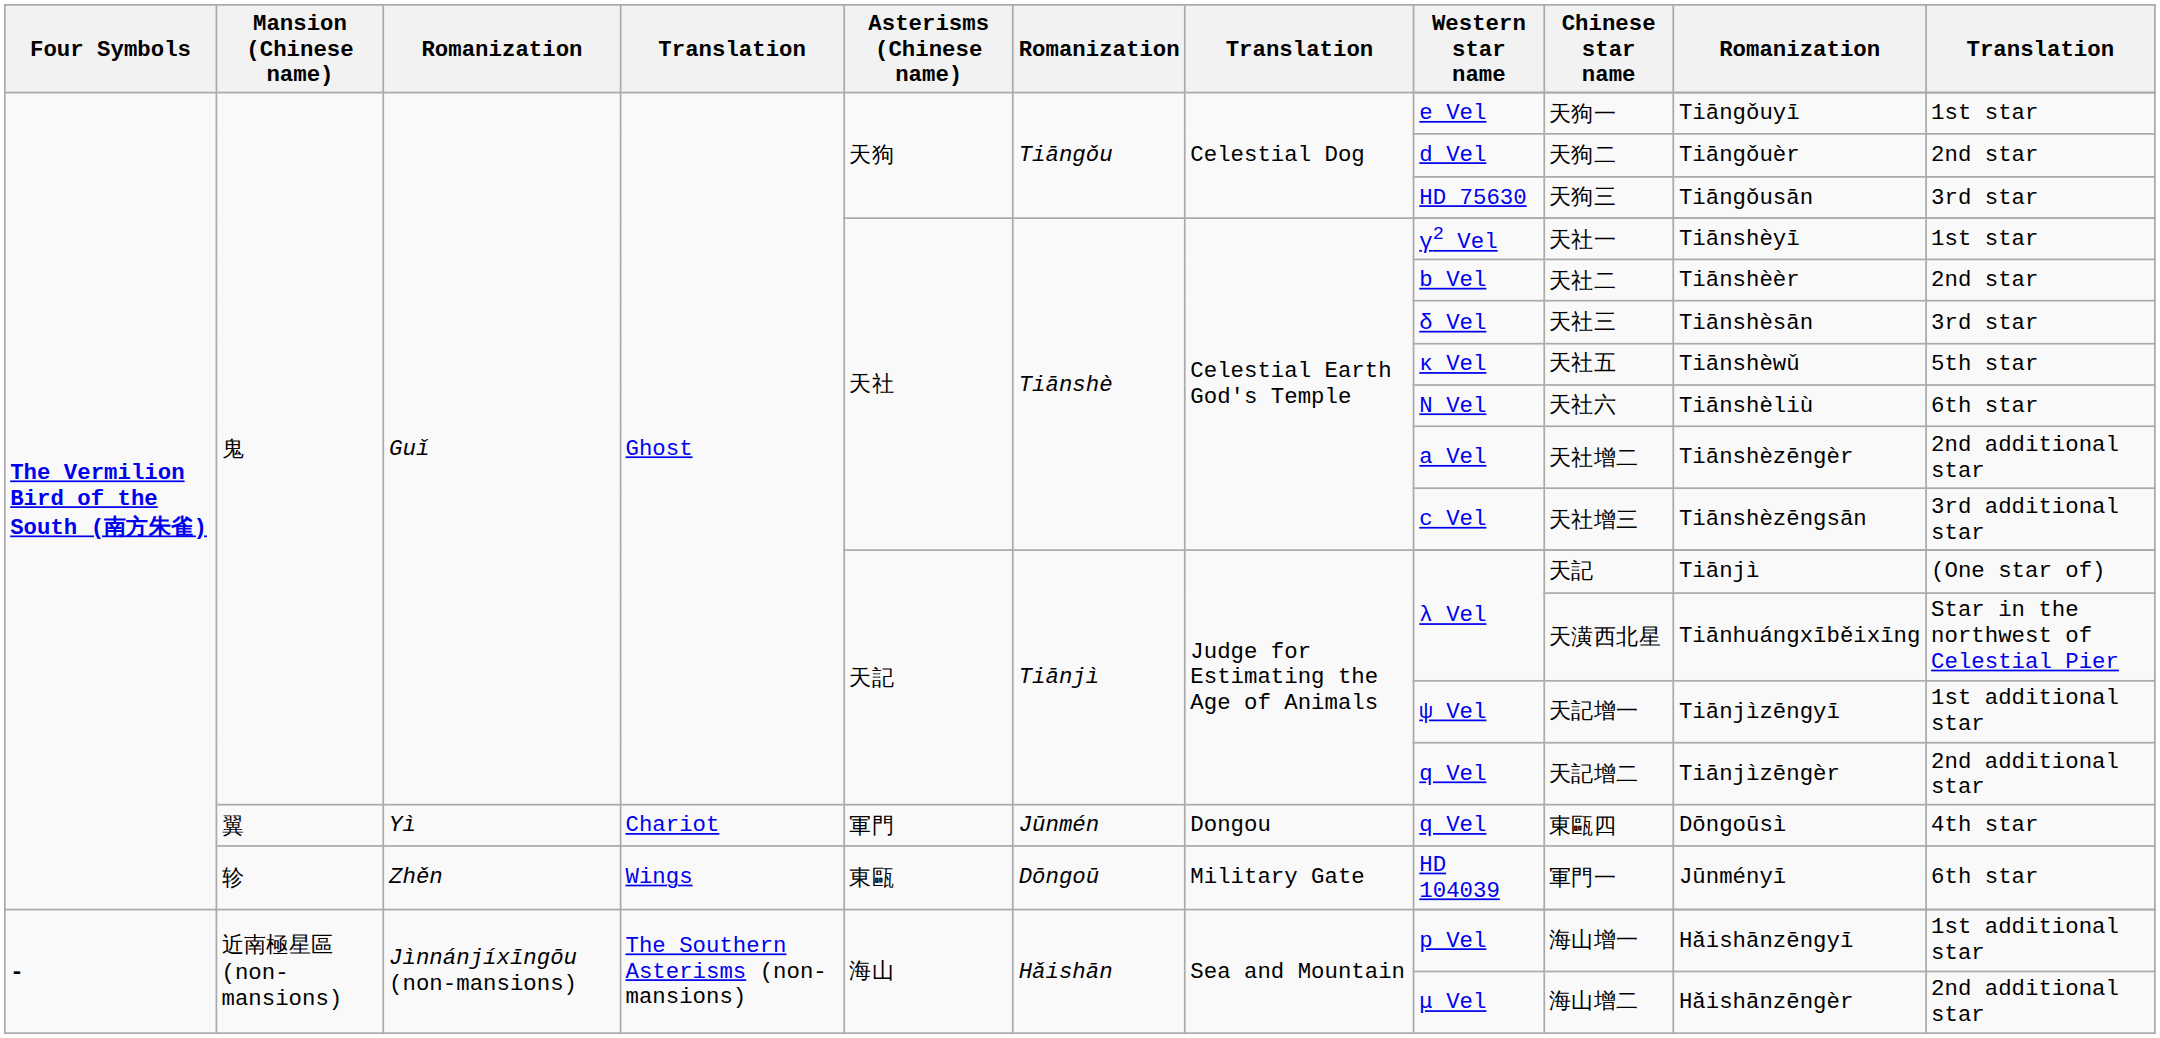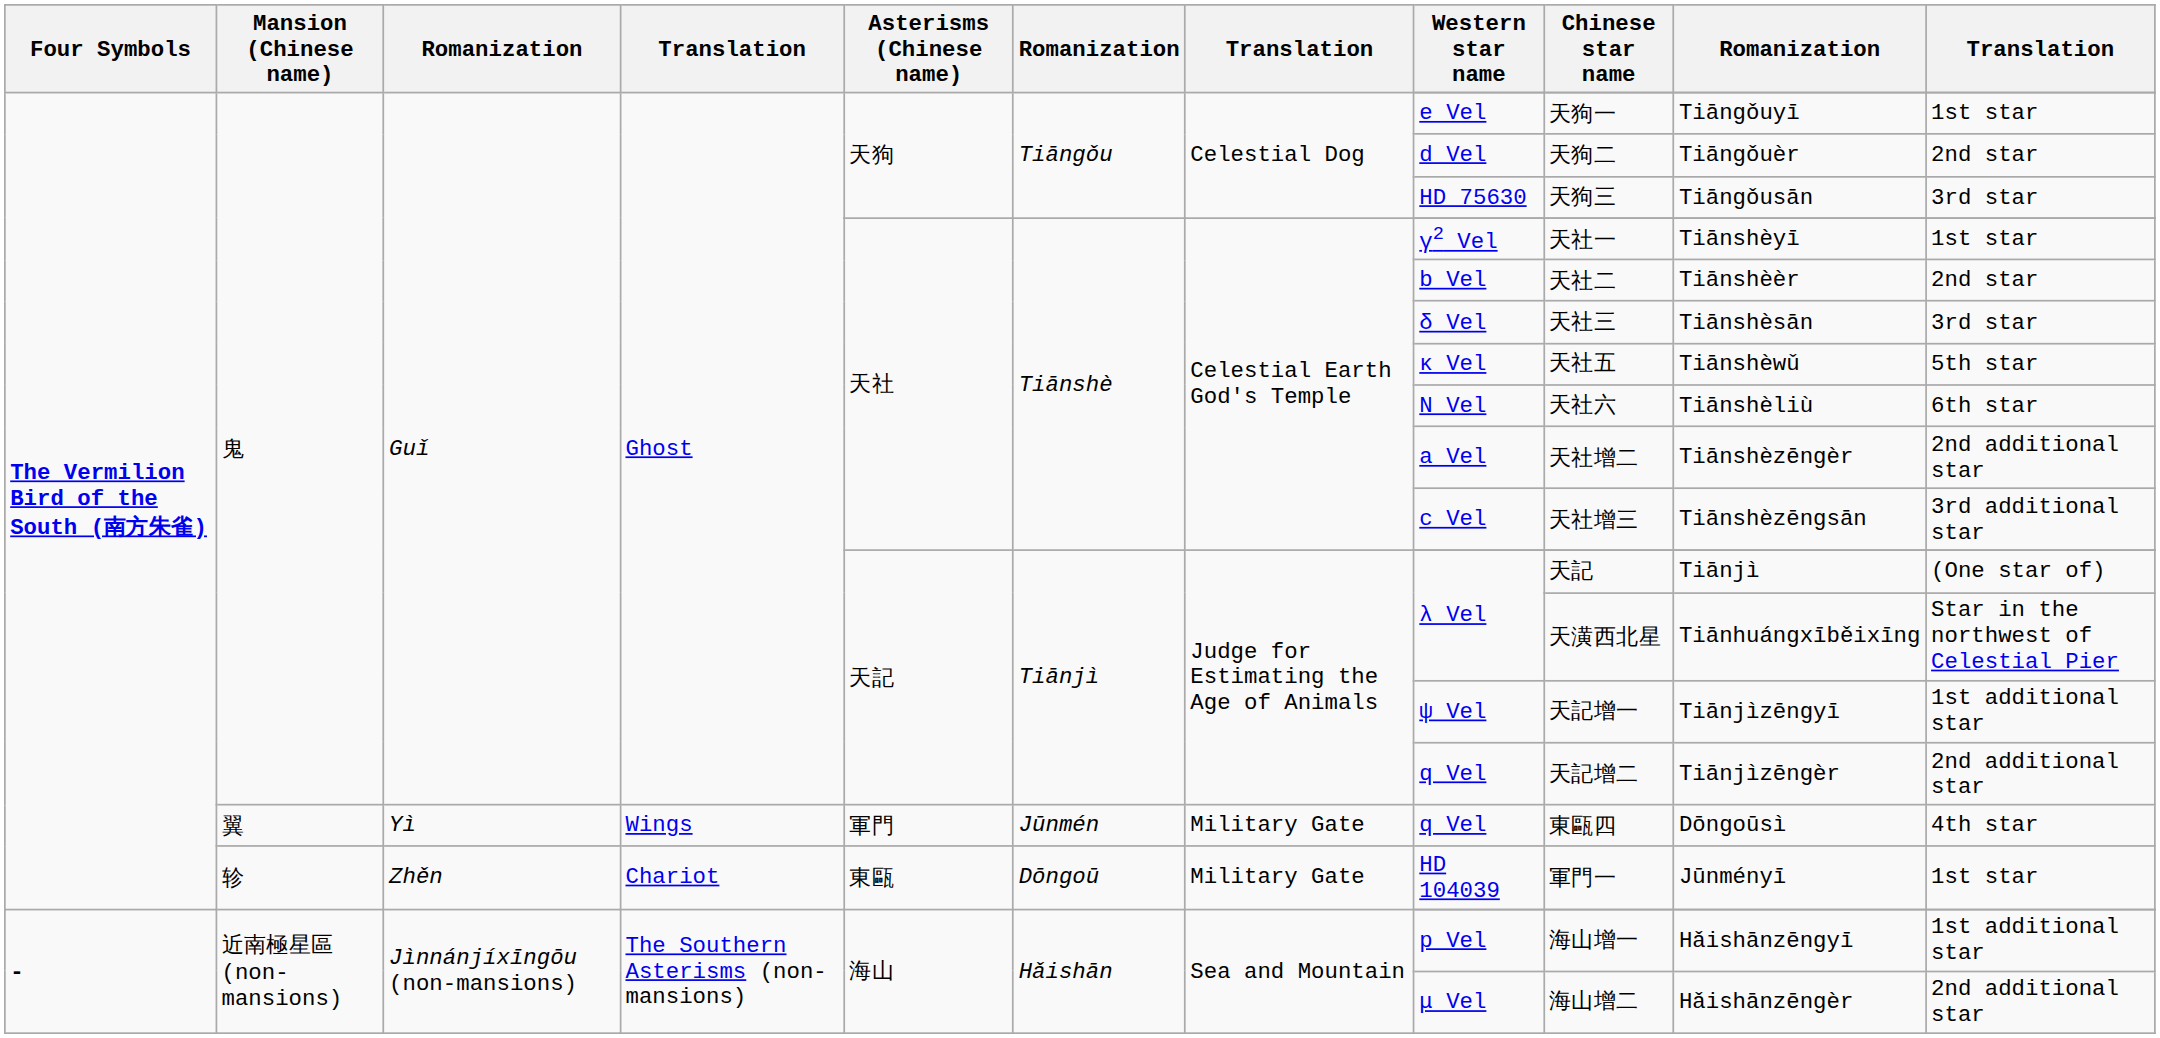(672, 826) Chariot -> (659, 826) Wings
(1231, 826) Dongou -> (1278, 826) Military Gate
(659, 878) Wings -> (672, 878) Chariot
(1985, 878) 6th star -> (1985, 878) 1st star
